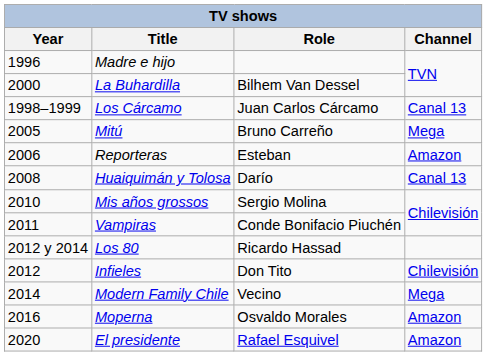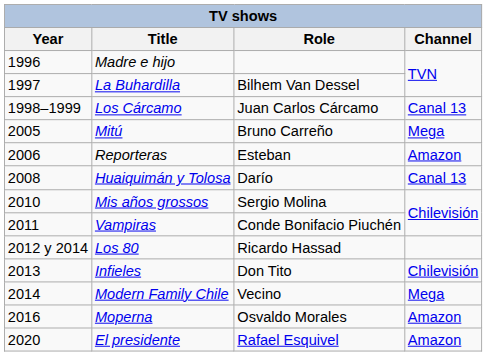(24, 86) 2000 -> (24, 86) 1997
(24, 270) 2012 -> (24, 270) 2013
